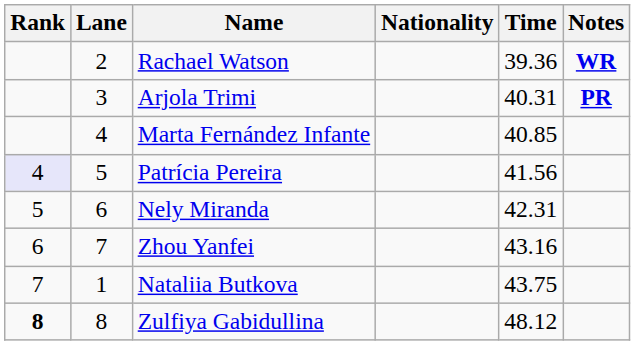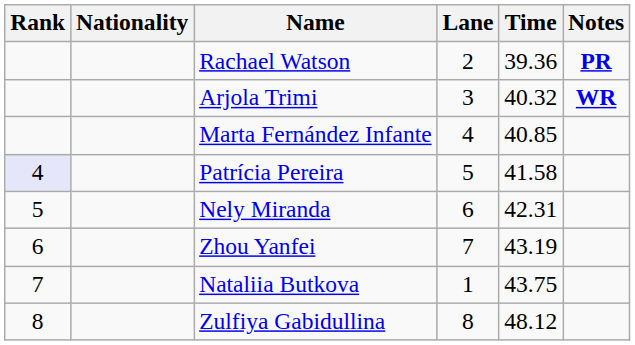columns swapped: (101, 23) <-> (437, 23)
(596, 60) WR -> (596, 60) PR
(531, 97) 40.31 -> (531, 97) 40.32
(596, 97) PR -> (596, 97) WR
(531, 172) 41.56 -> (531, 172) 41.58
(531, 246) 43.16 -> (531, 246) 43.19
(38, 321) bold -> (38, 321) normal
